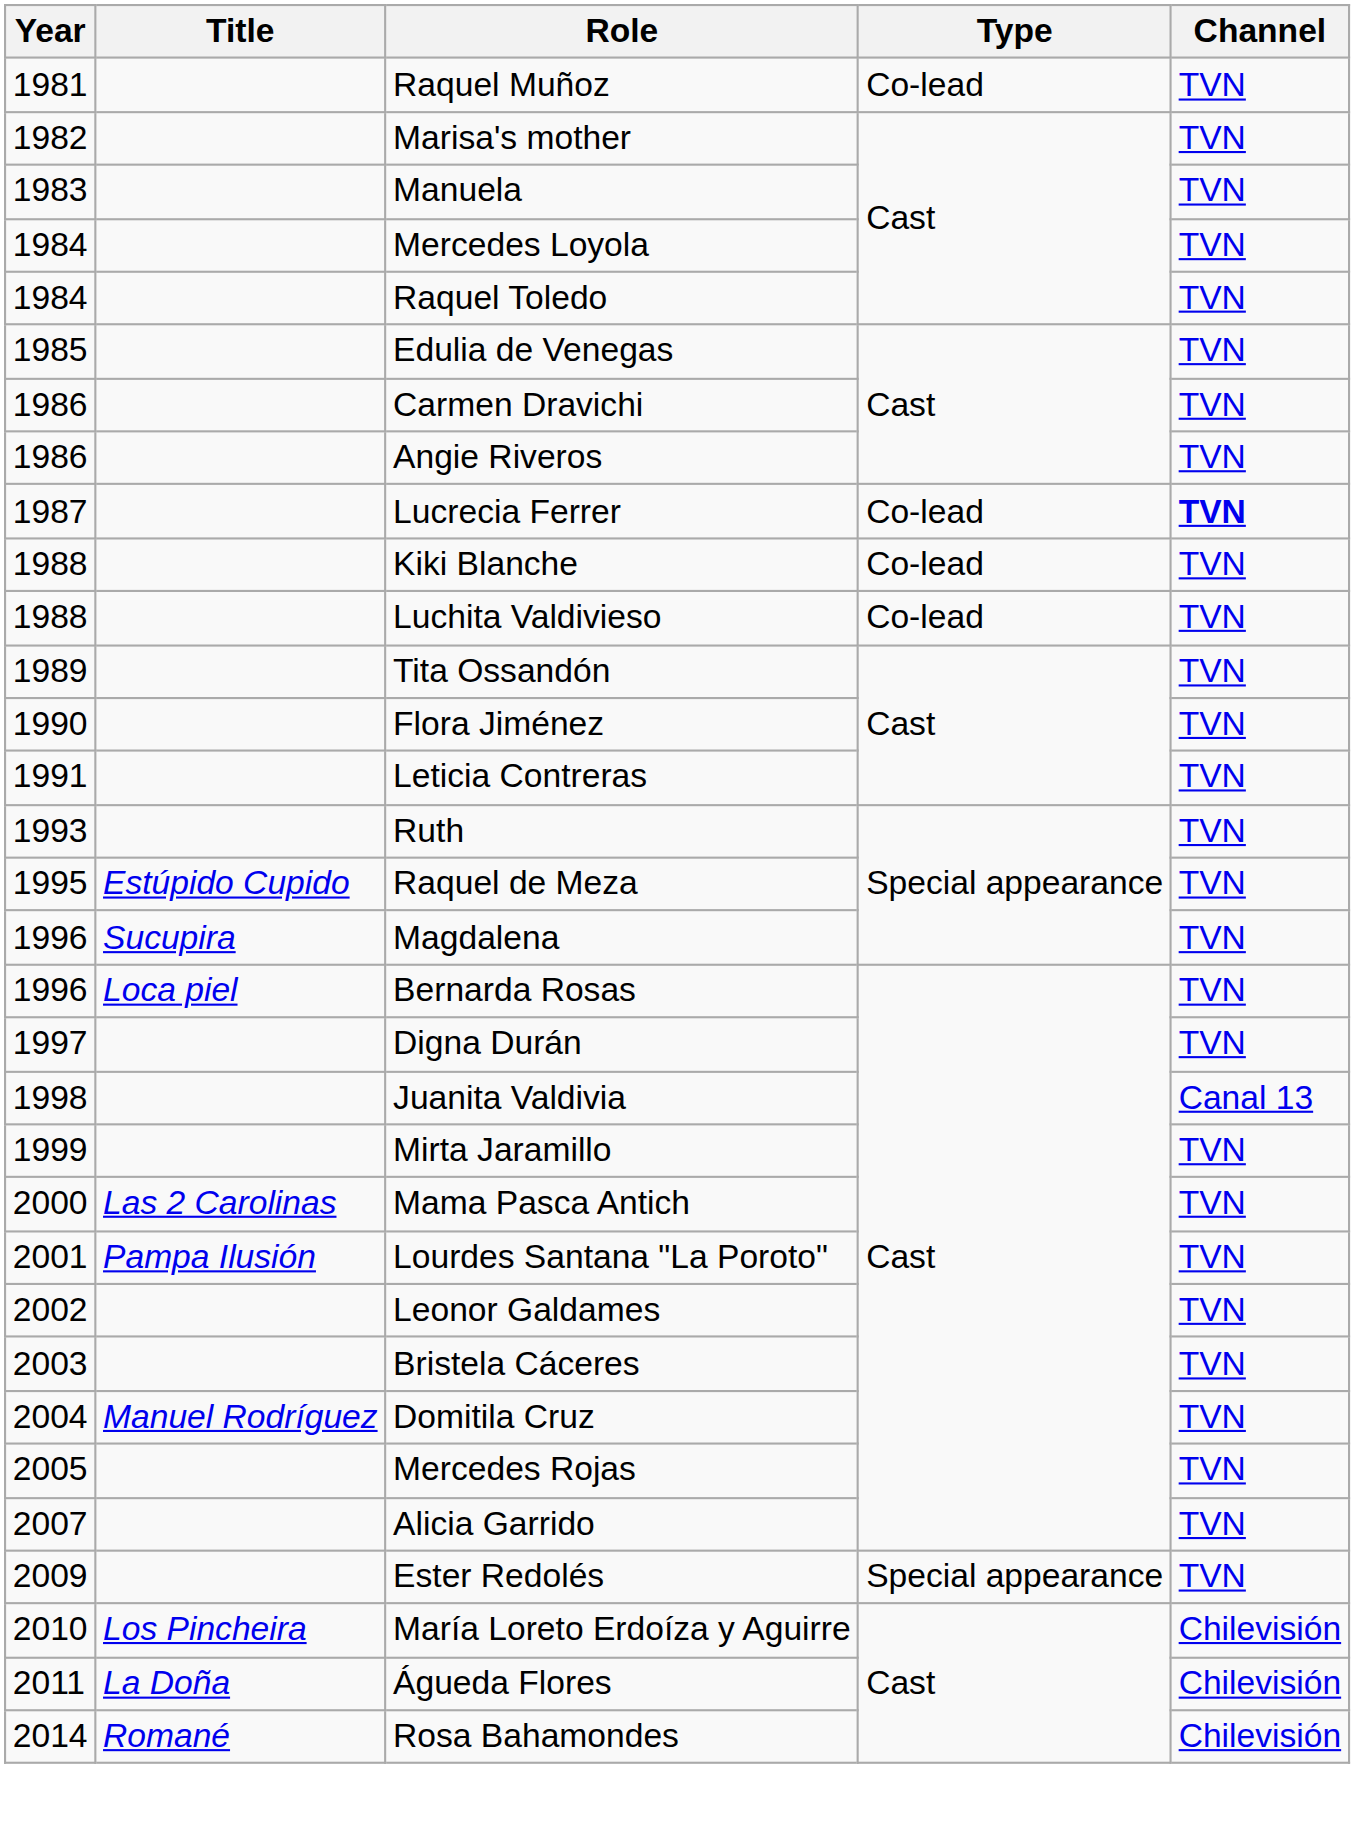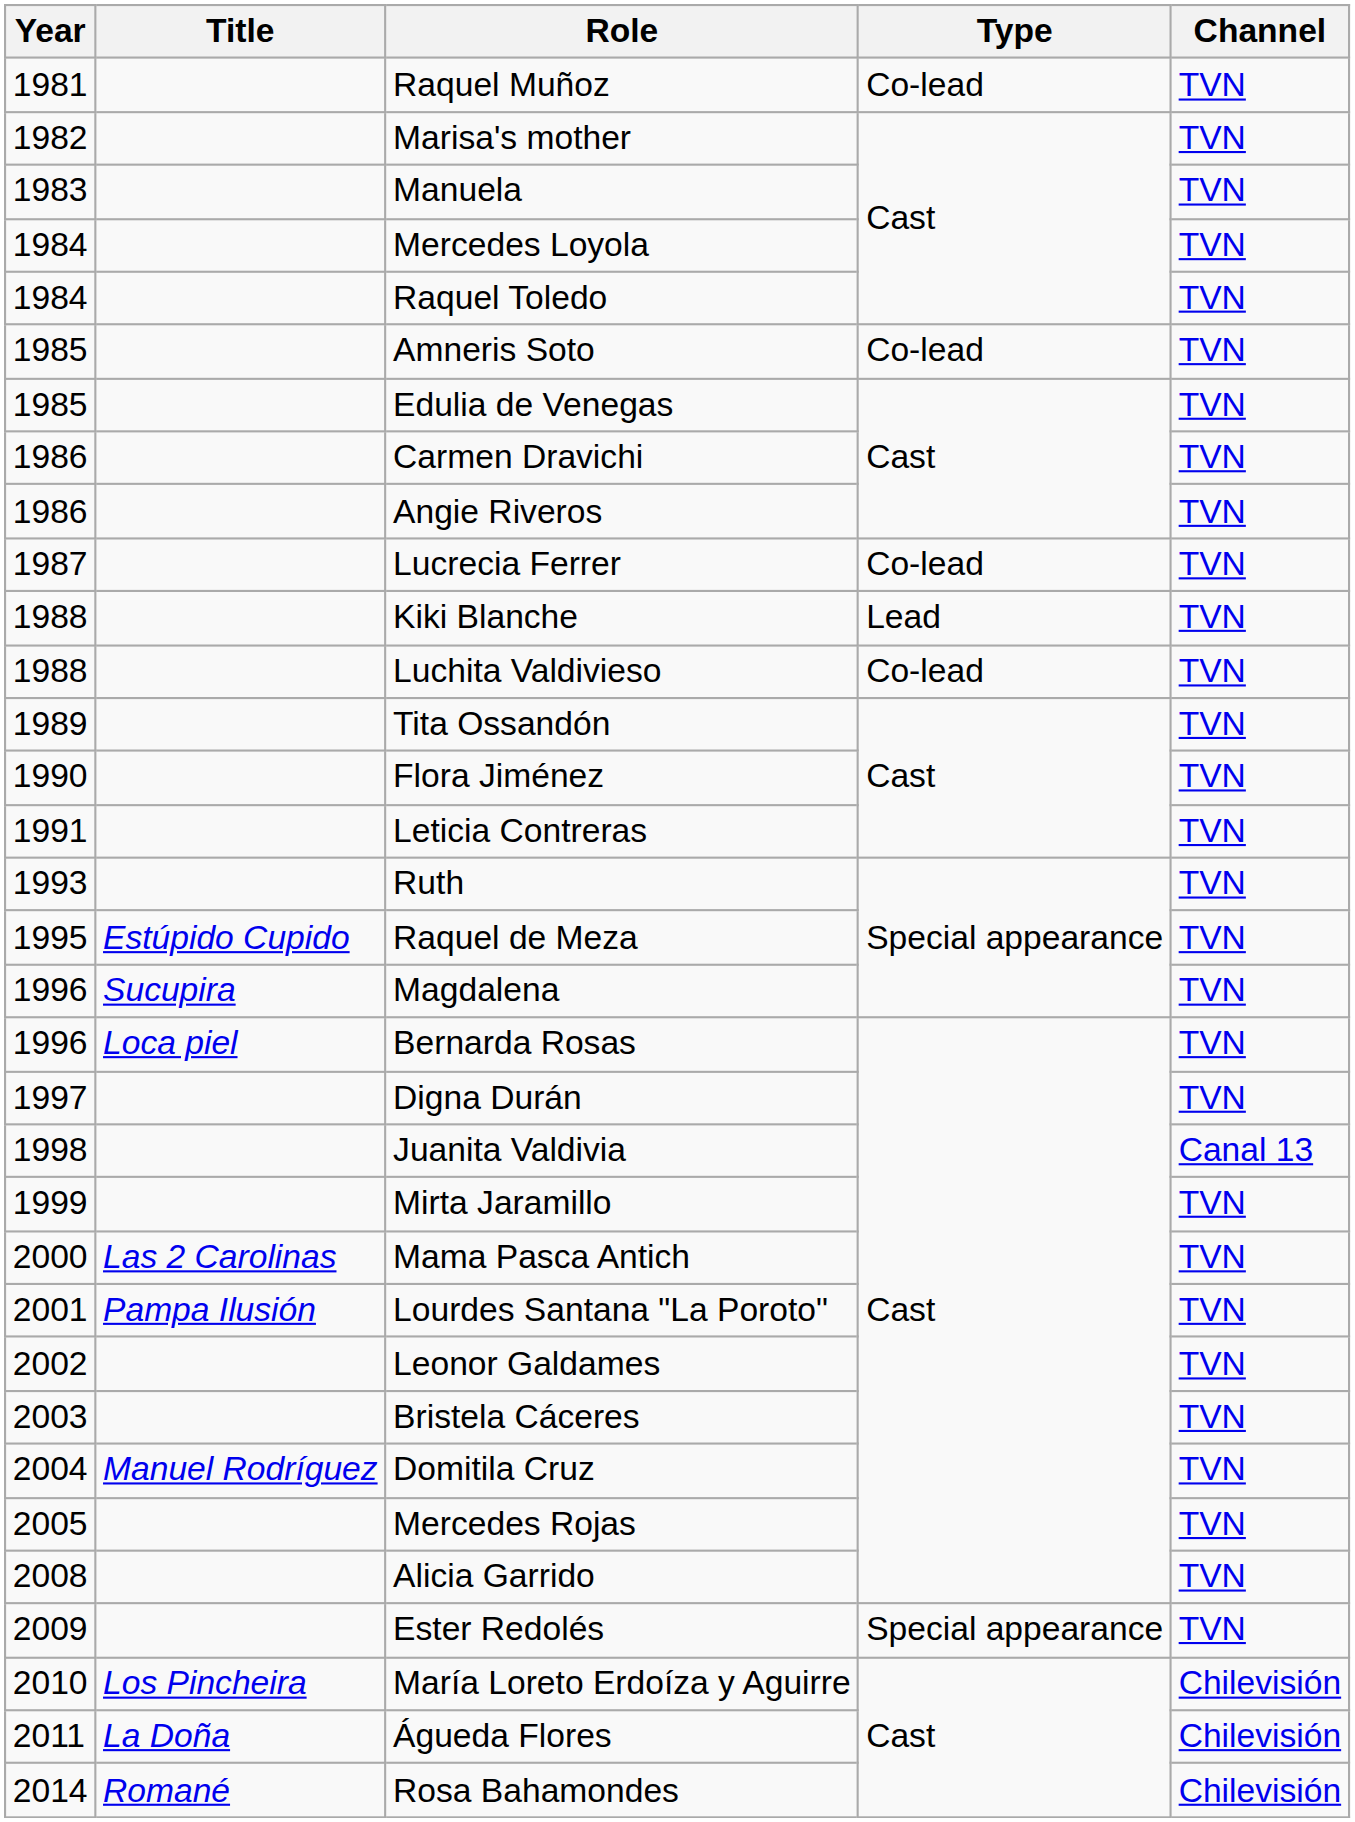+ row: (494, 350)
(1212, 510) bold -> (1212, 564) normal
(925, 564) Co-lead -> (904, 617) Lead
(50, 1523) 2007 -> (50, 1576) 2008
